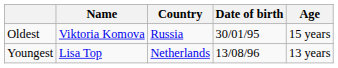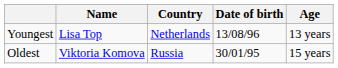rows swapped: (30, 53) <-> (23, 33)
